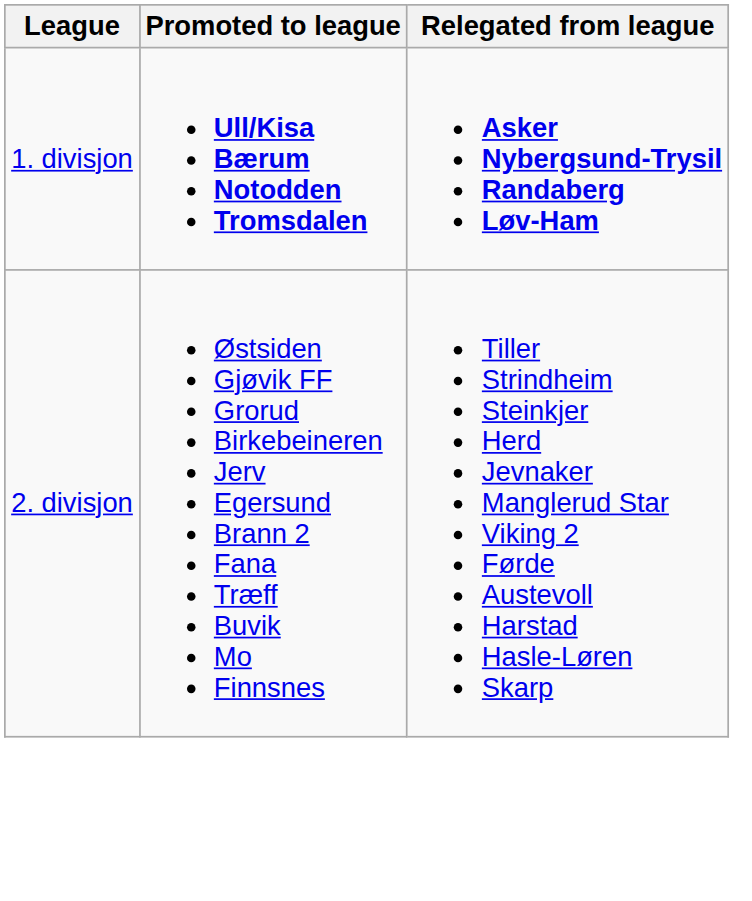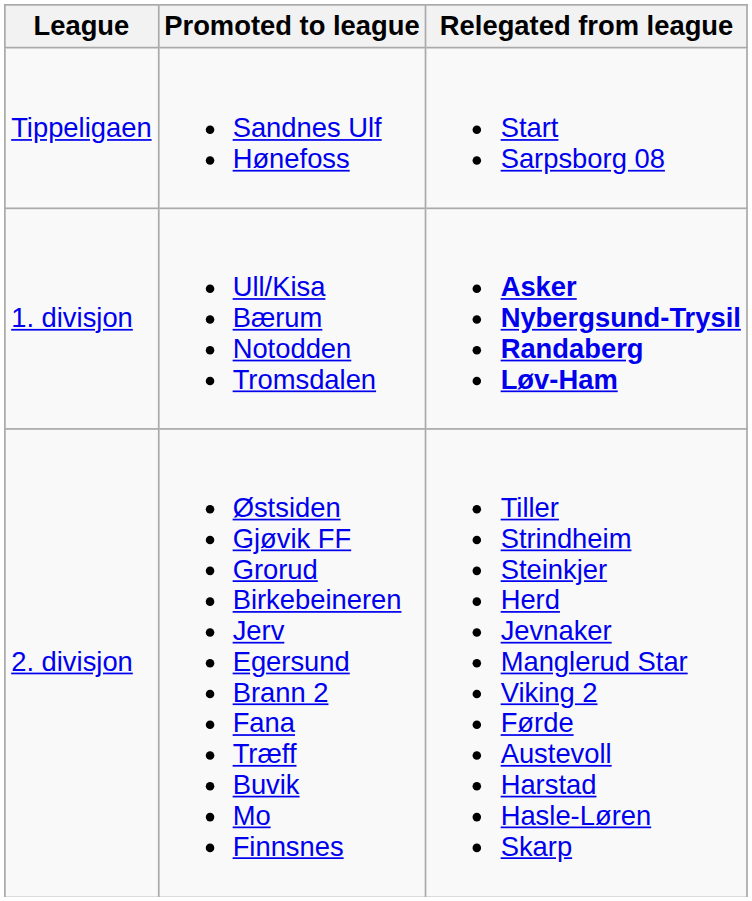+ row: (81, 127)
(273, 174) bold -> (292, 334) normal
